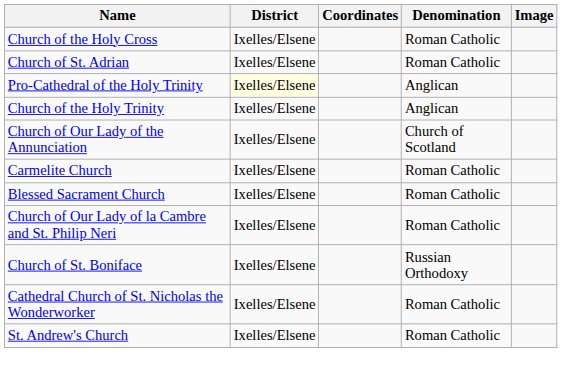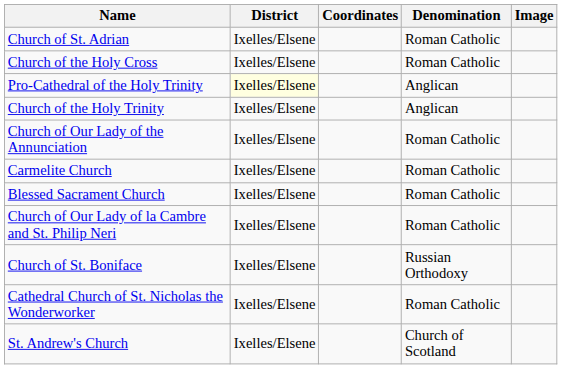rows swapped: (68, 62) <-> (83, 39)
(434, 139) Church of Scotland -> (452, 139) Roman Catholic
(452, 335) Roman Catholic -> (434, 343) Church of Scotland
